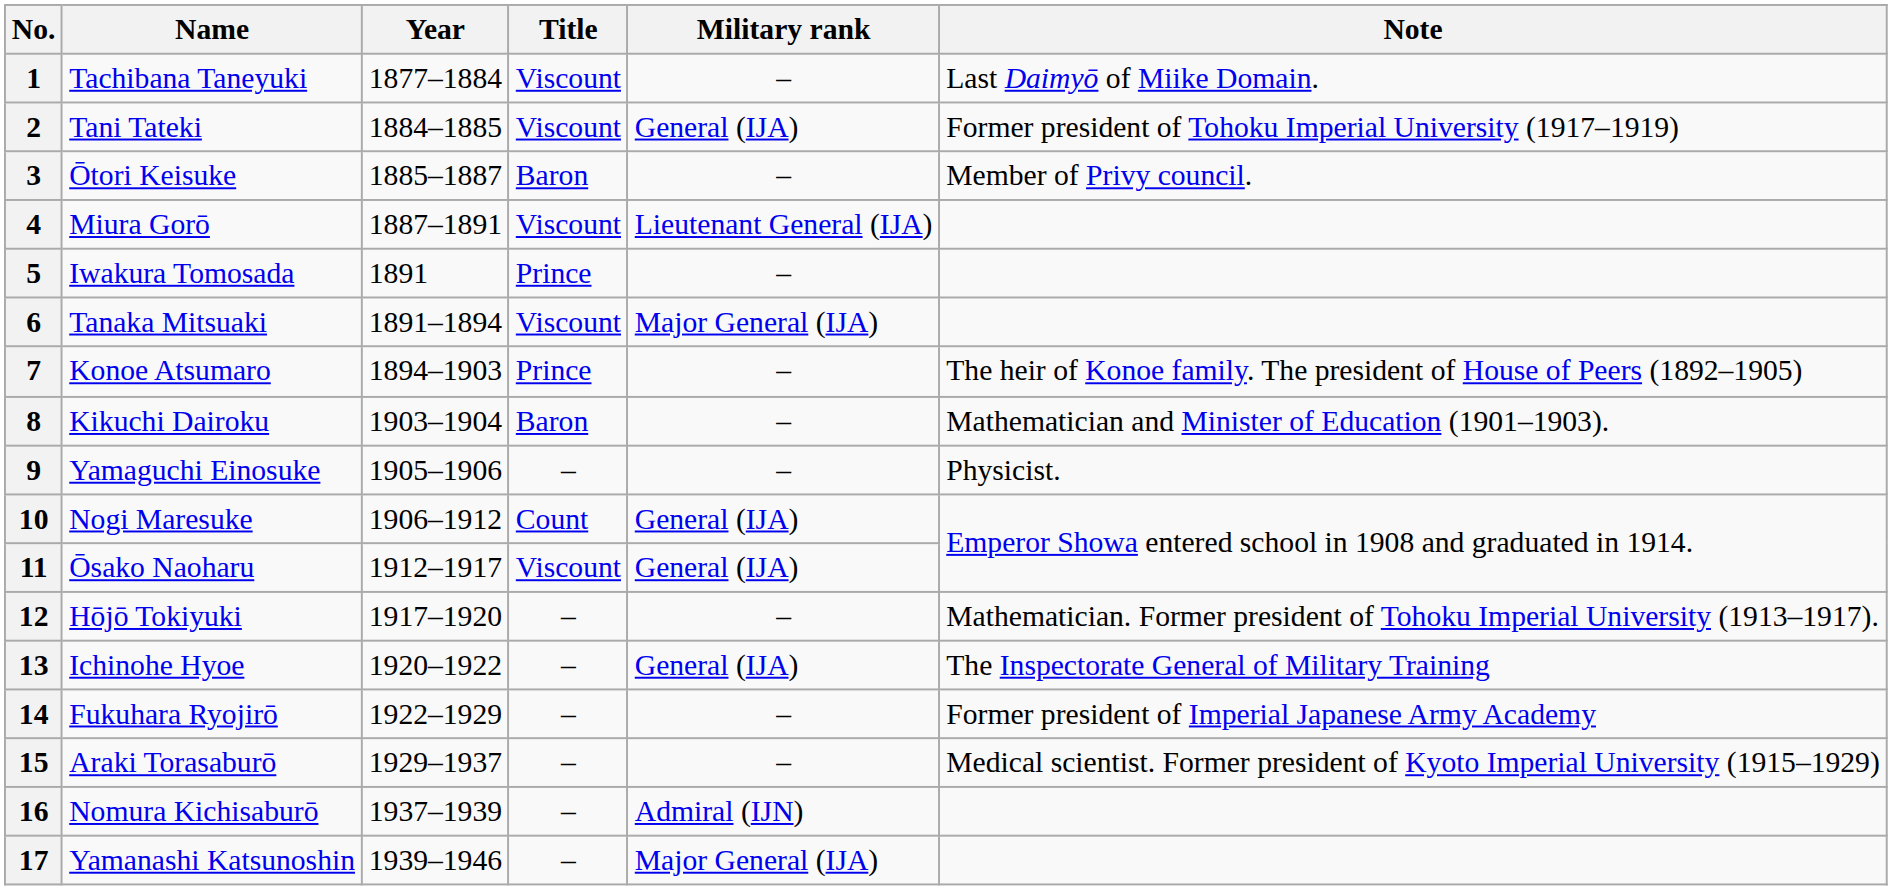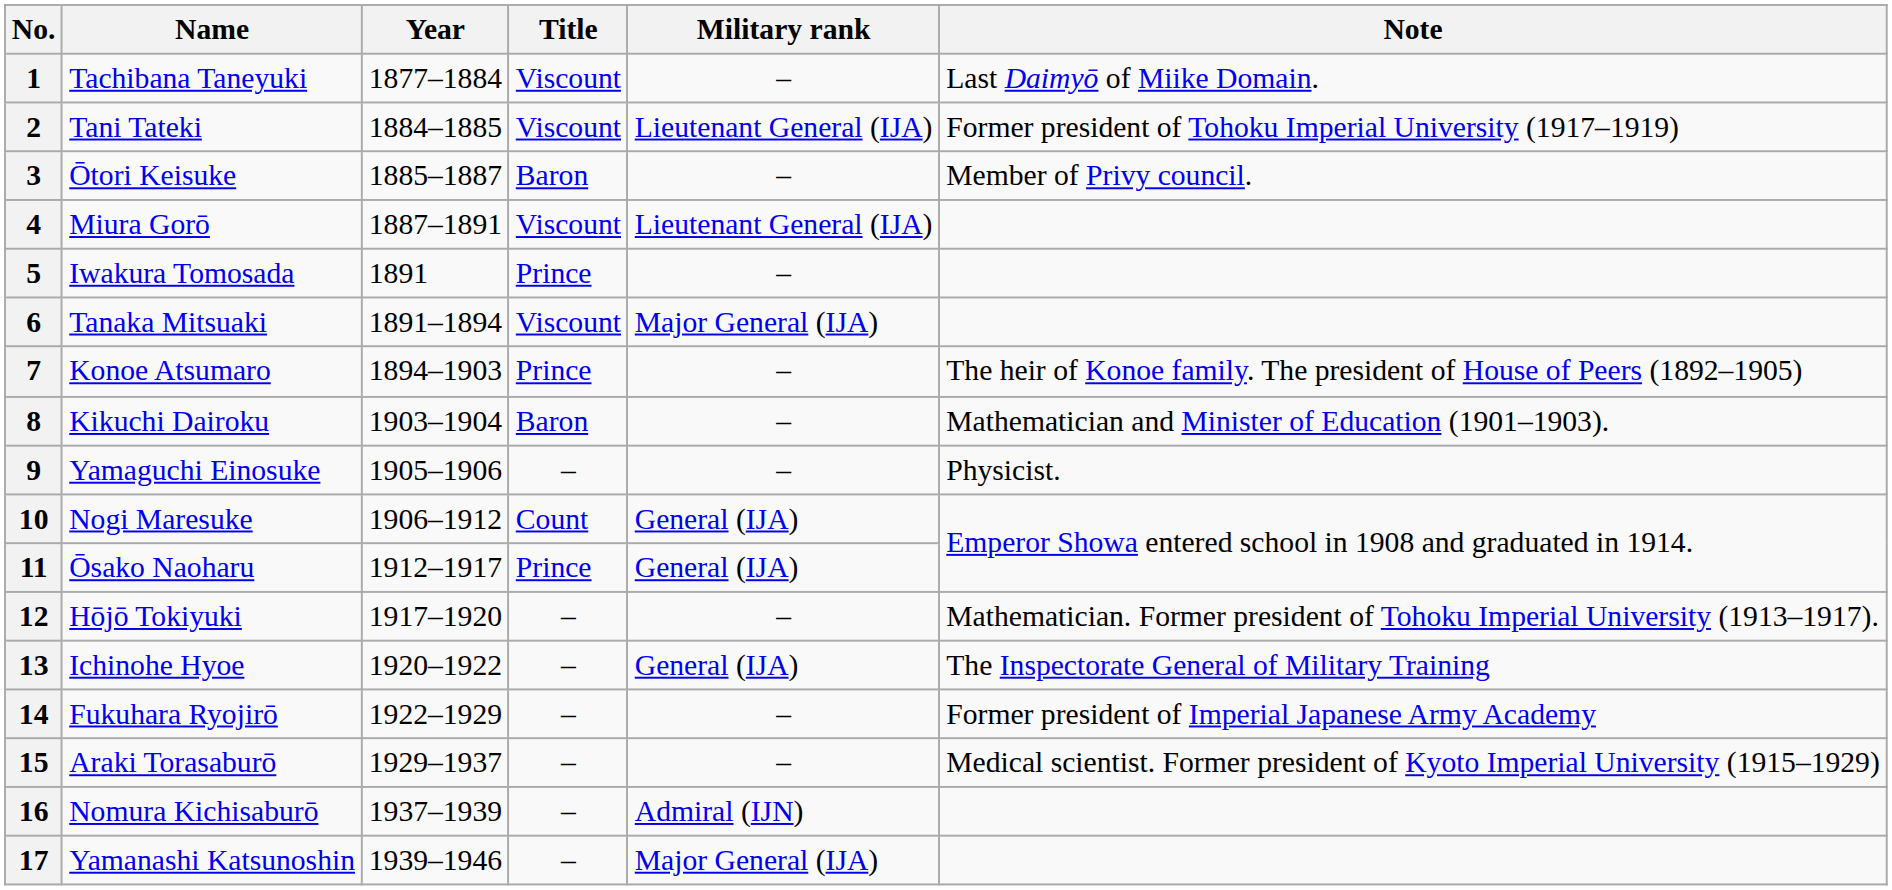(717, 126) General (IJA) -> (784, 126) Lieutenant General (IJA)
(568, 566) Viscount -> (554, 566) Prince
